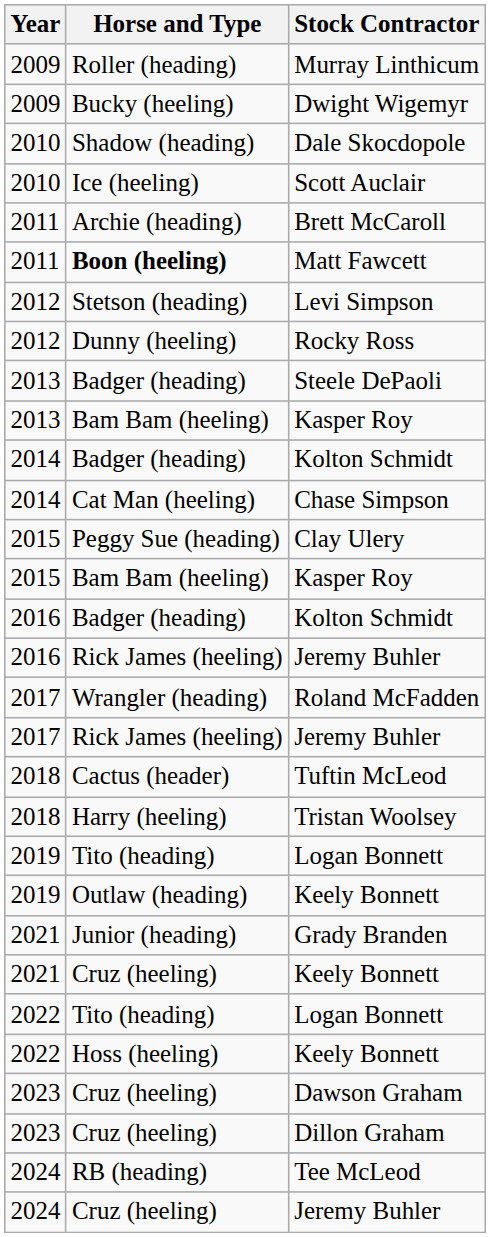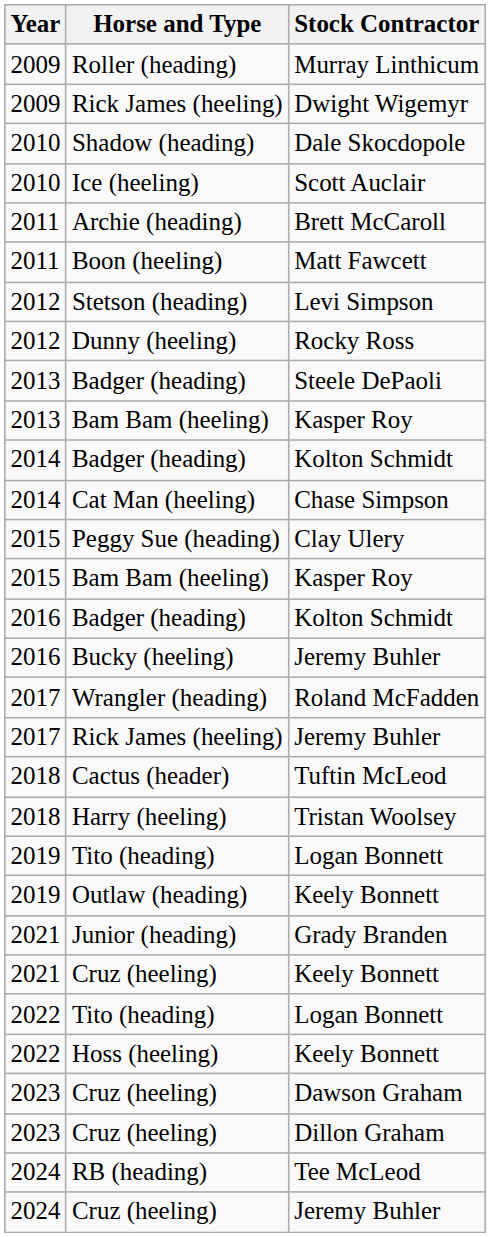(153, 103) Bucky (heeling) -> (177, 103) Rick James (heeling)
(149, 261) bold -> (147, 261) normal
(177, 657) Rick James (heeling) -> (153, 657) Bucky (heeling)
